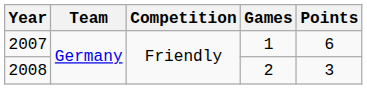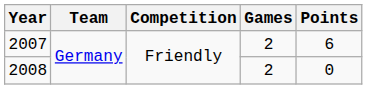(269, 44) 1 -> (269, 44) 2
(329, 70) 3 -> (329, 70) 0
